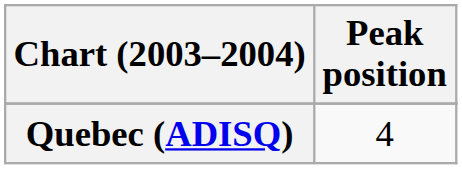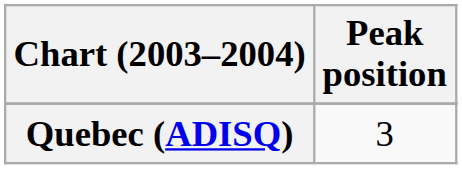(385, 132) 4 -> (385, 132) 3
